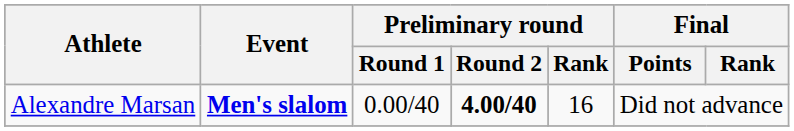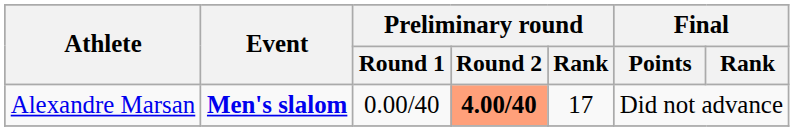(499, 105) no background -> (499, 105) lightsalmon background
(581, 105) 16 -> (581, 105) 17
